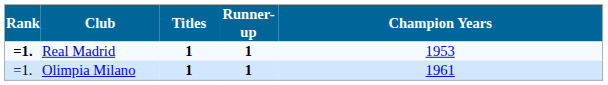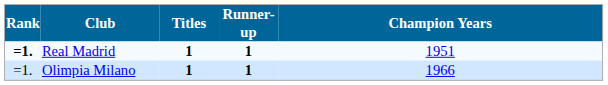(440, 51) 1953 -> (440, 51) 1951
(440, 70) 1961 -> (440, 70) 1966
